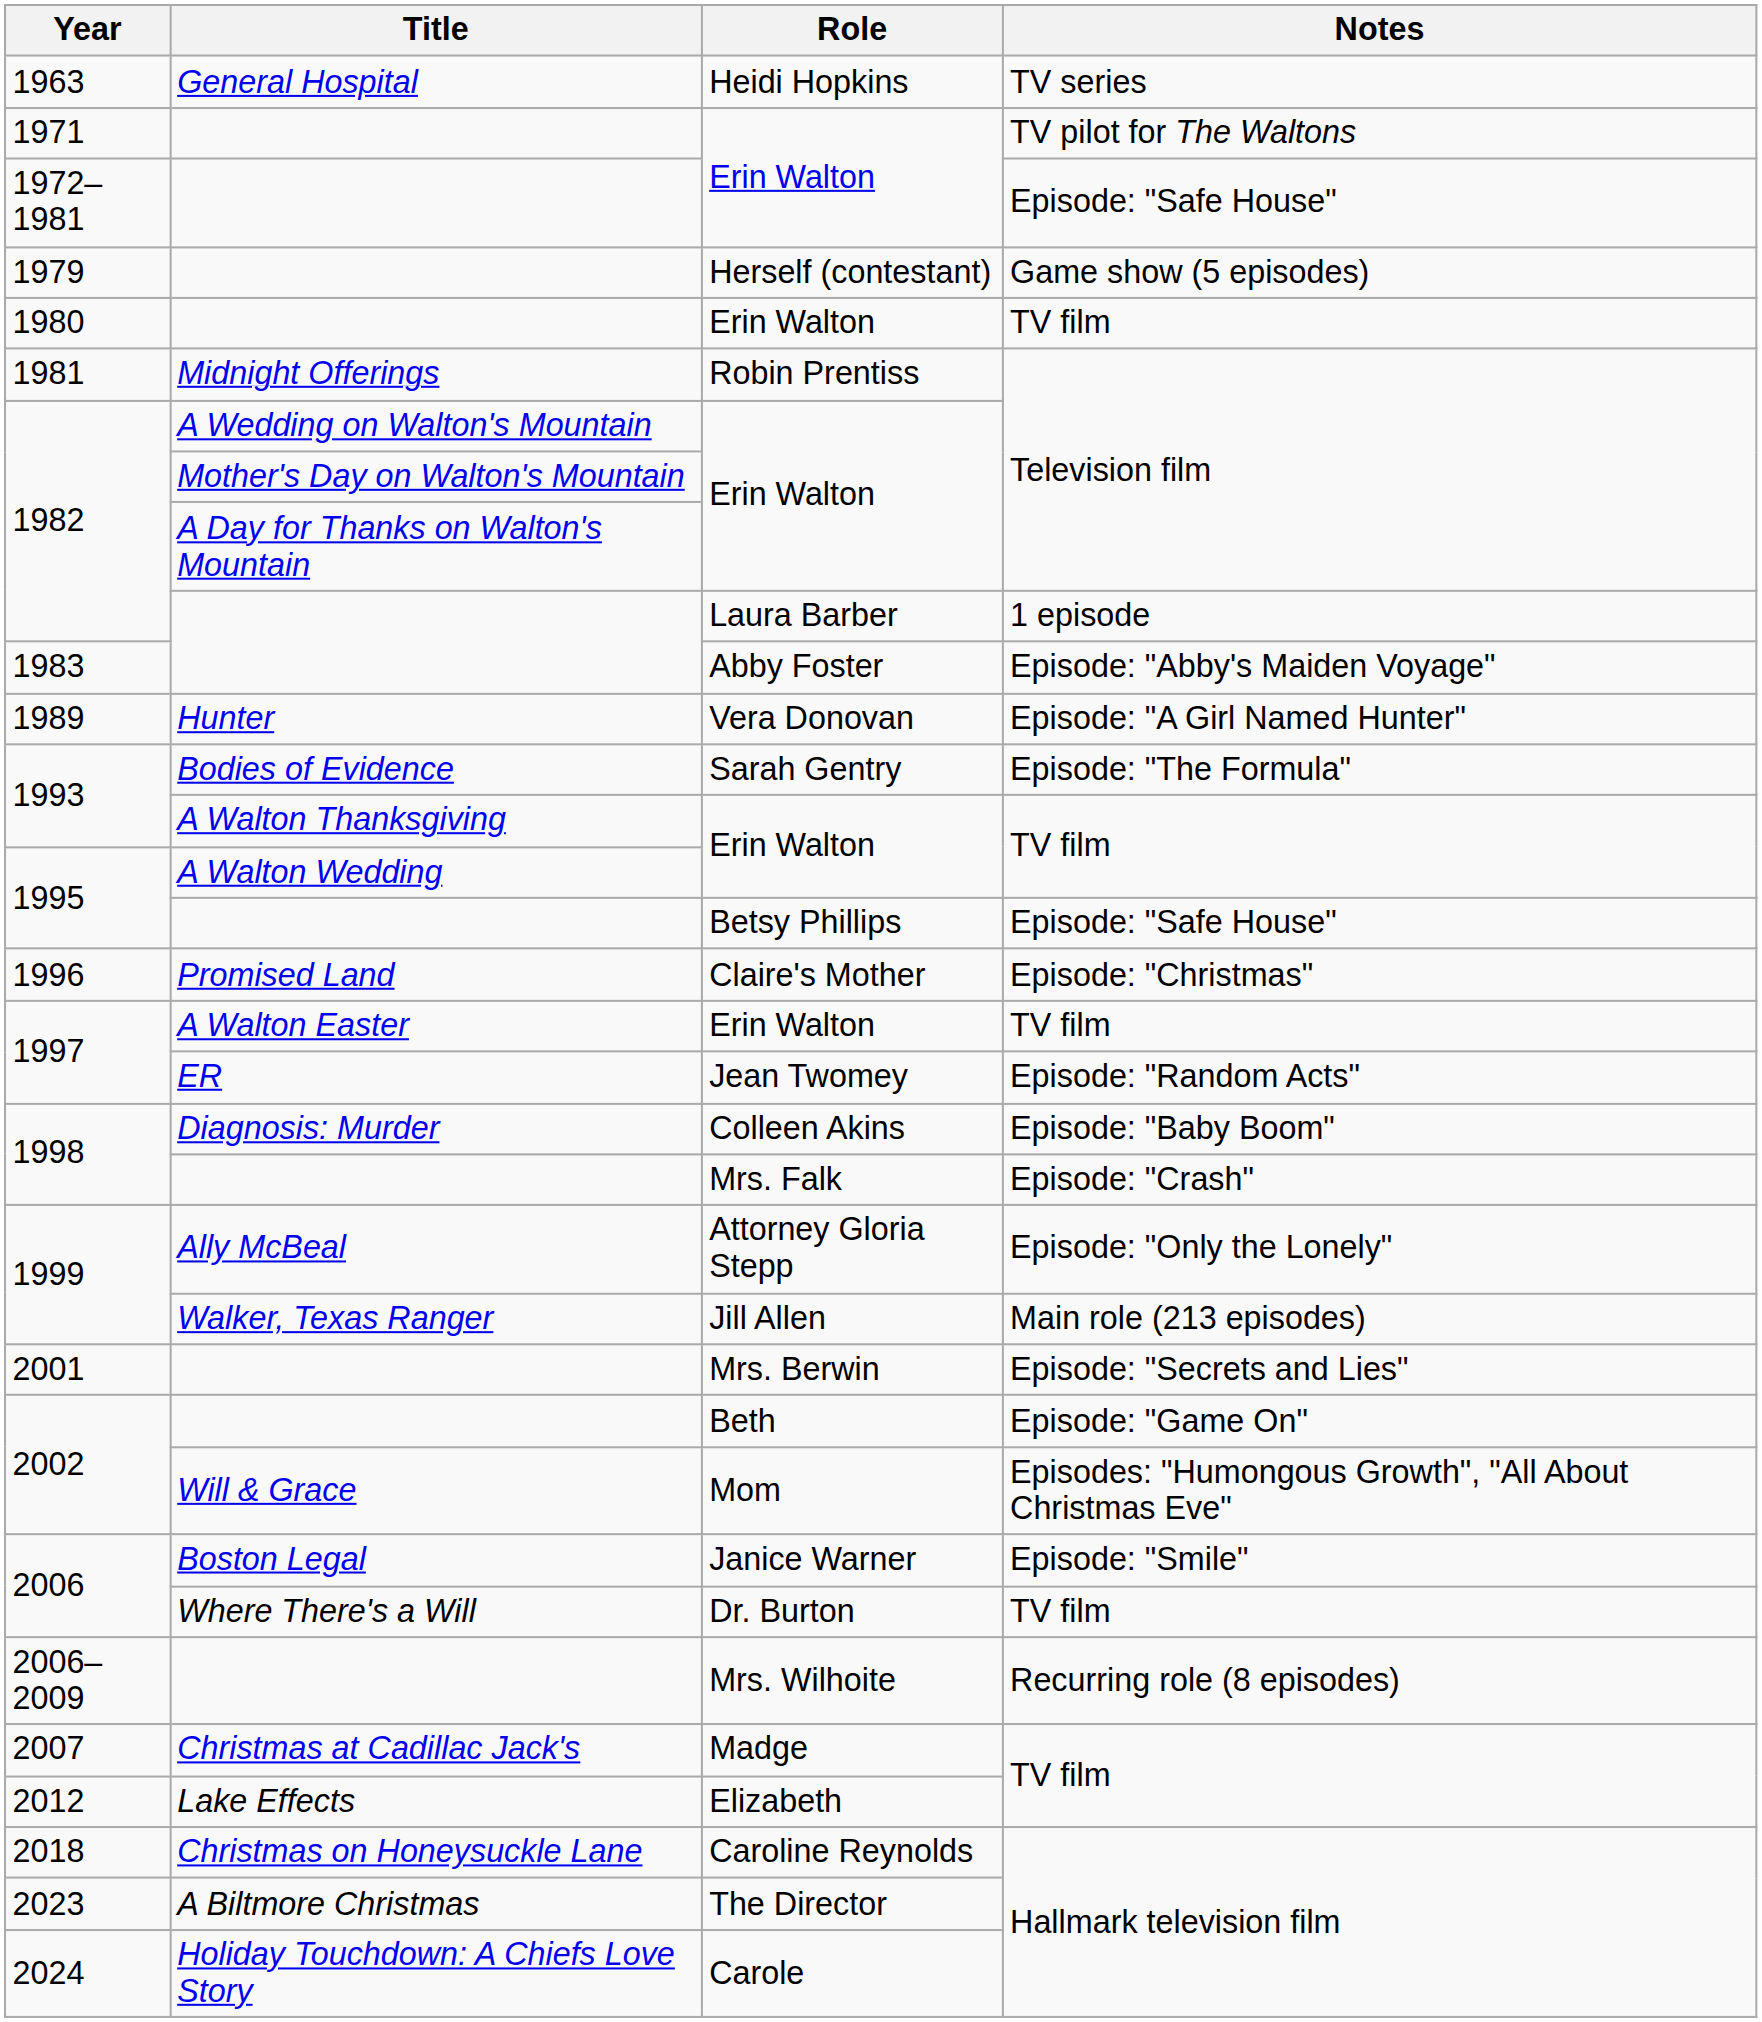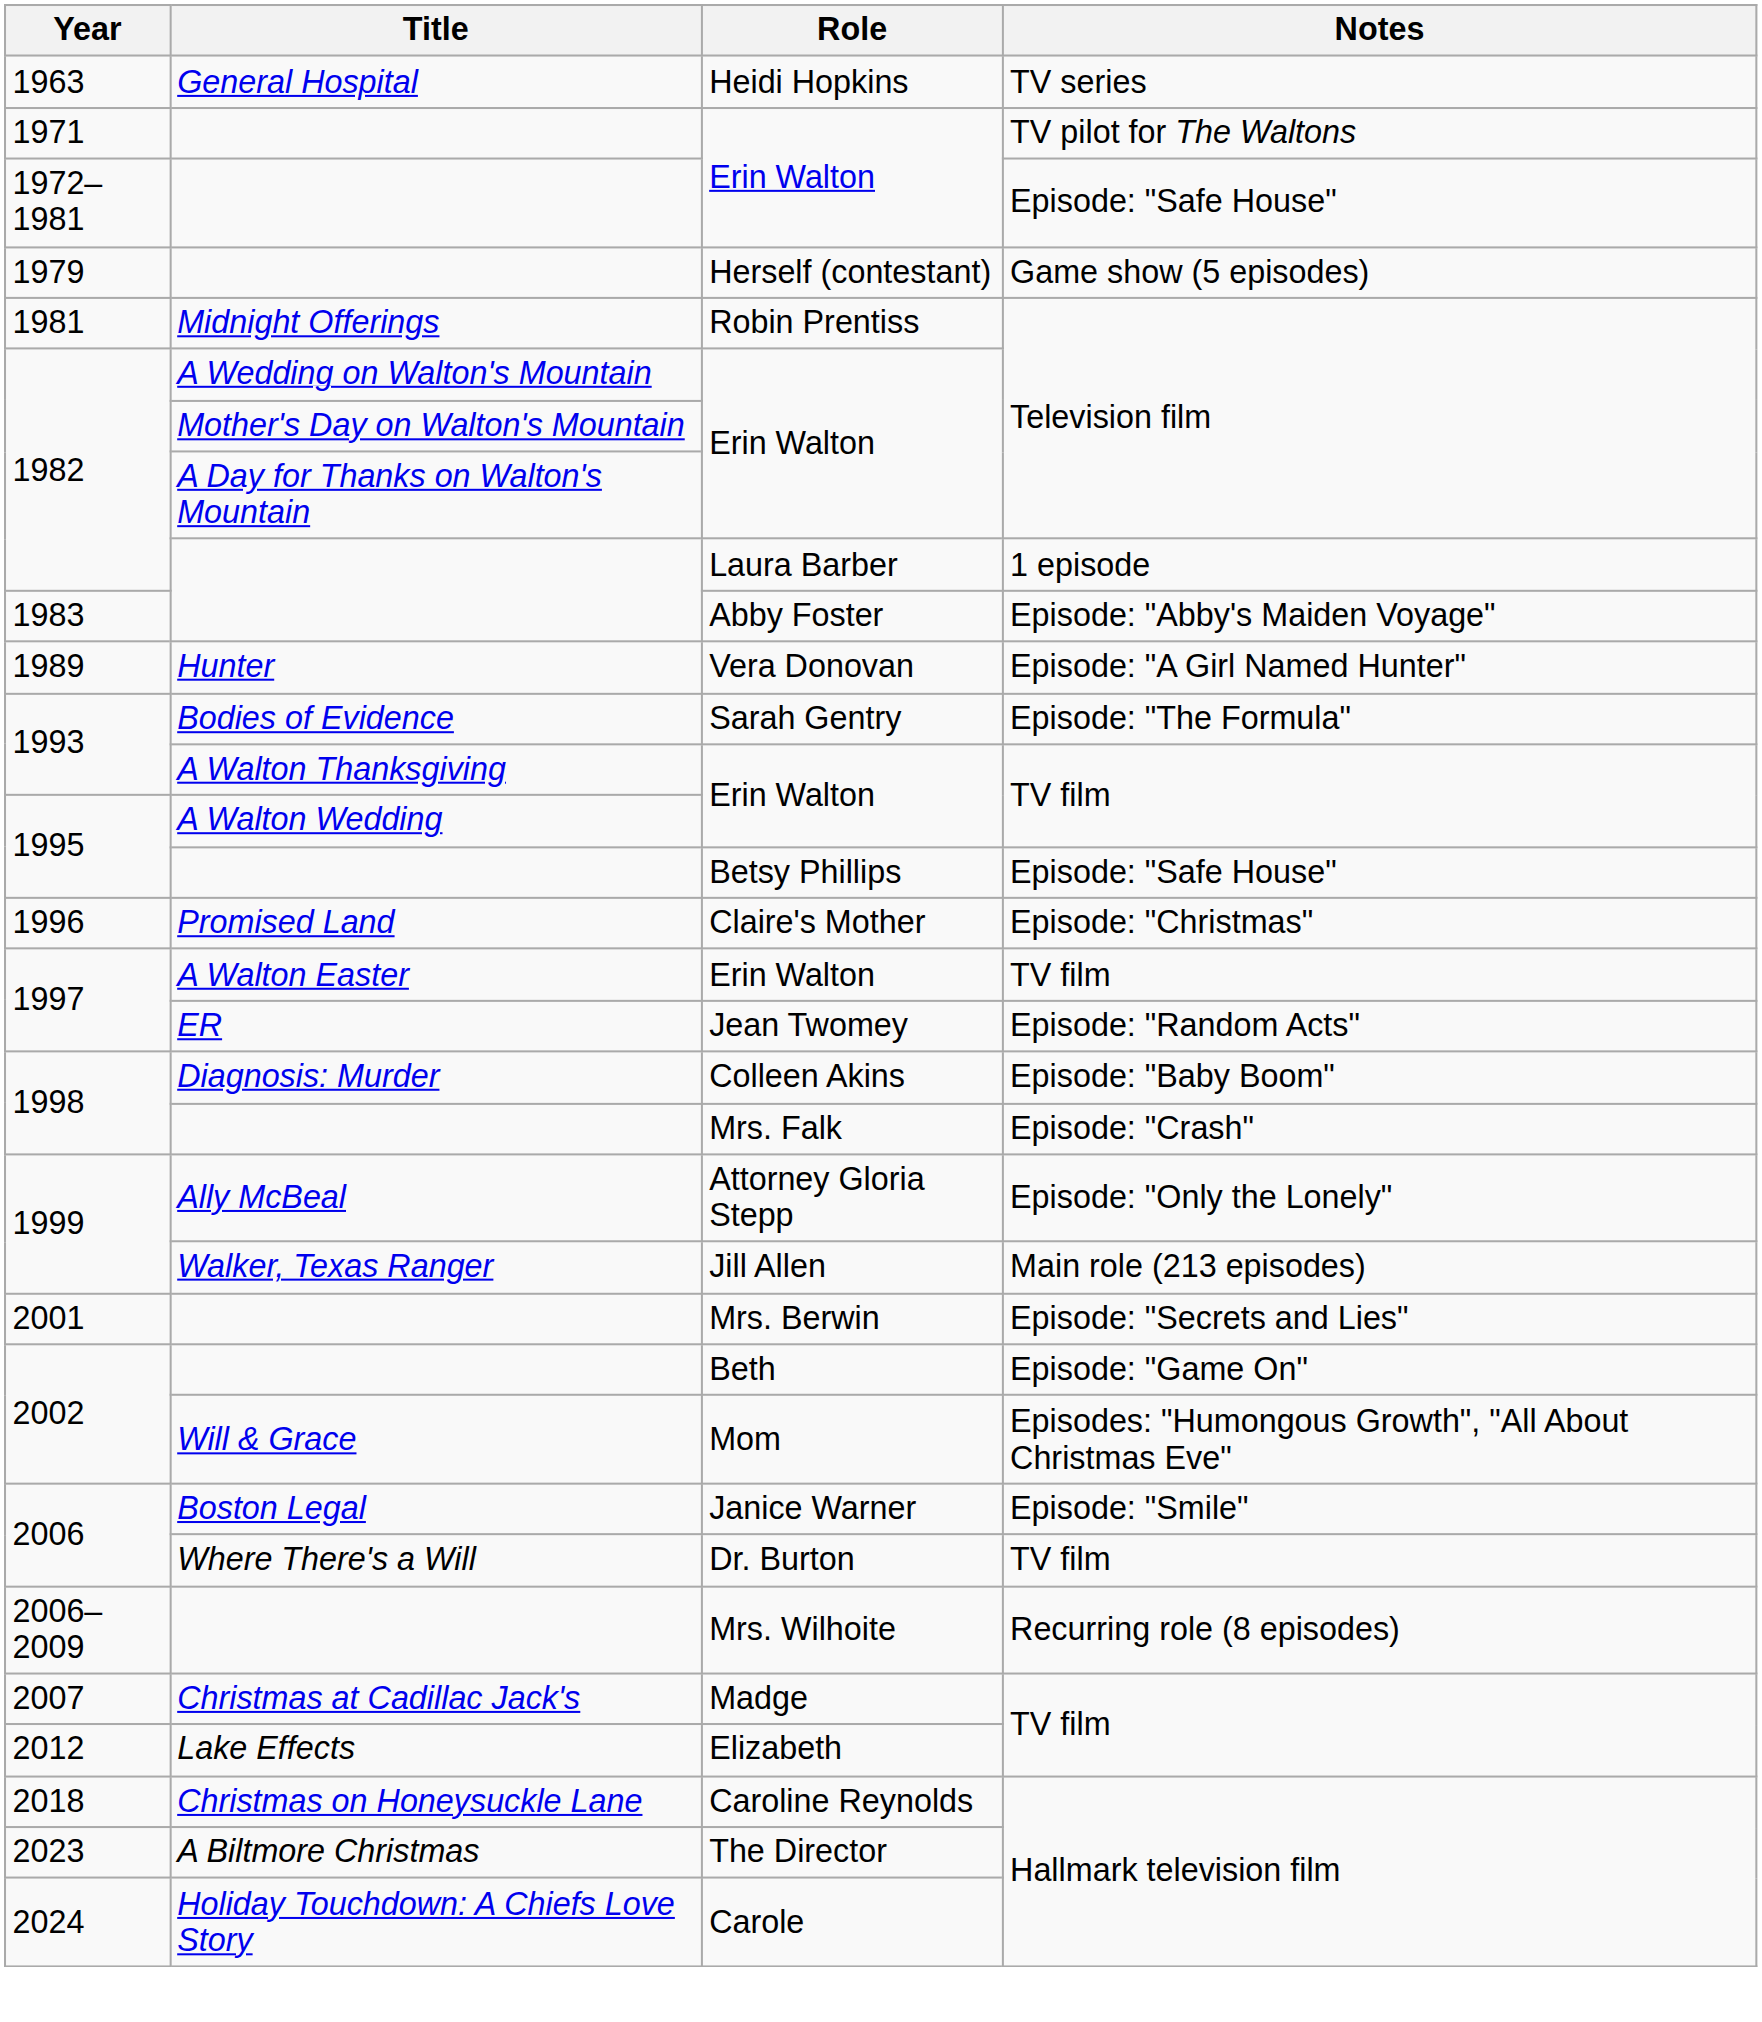- row: (48, 322)
